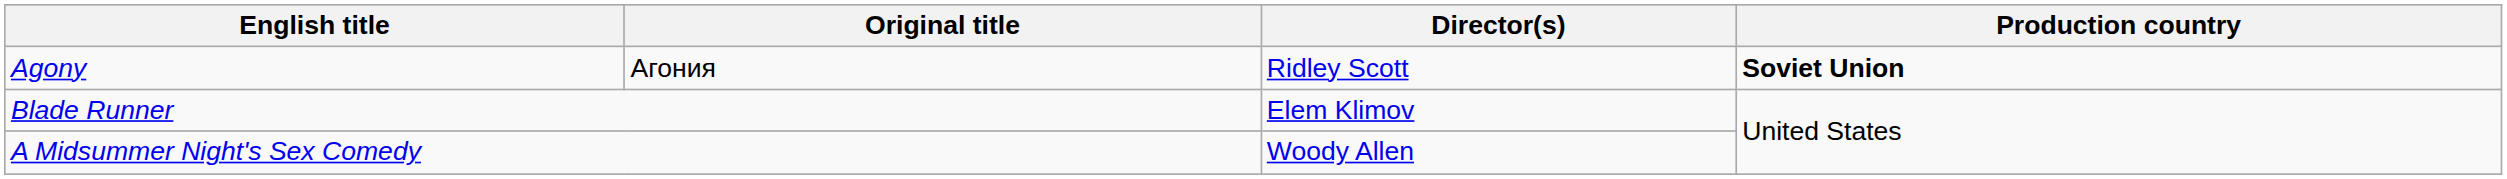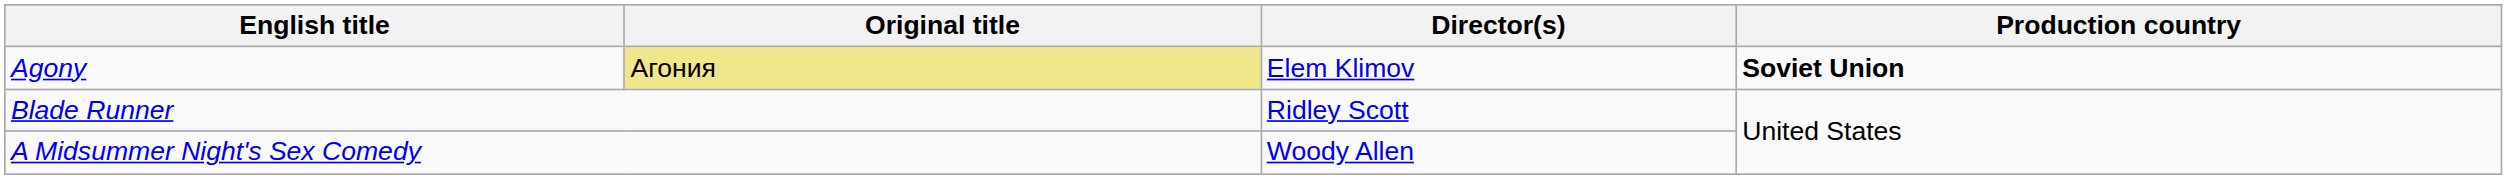(673, 67) no background -> (673, 67) khaki background
(1338, 67) Ridley Scott -> (1341, 67) Elem Klimov
(1341, 109) Elem Klimov -> (1338, 109) Ridley Scott
